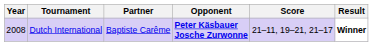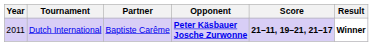(16, 30) 2008 -> (16, 30) 2011
(292, 30) normal -> (292, 30) bold
